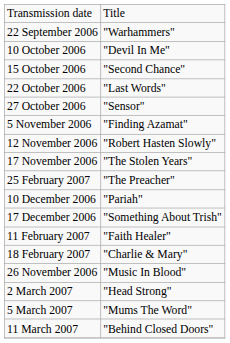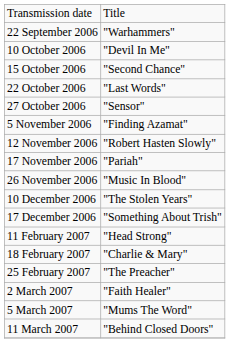(148, 161) "The Stolen Years" -> (123, 161) "Pariah"
rows swapped: (52, 273) <-> (49, 180)
(123, 198) "Pariah" -> (148, 198) "The Stolen Years"
(137, 236) "Faith Healer" -> (137, 236) "Head Strong"
(137, 291) "Head Strong" -> (137, 291) "Faith Healer"
